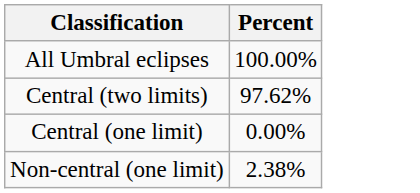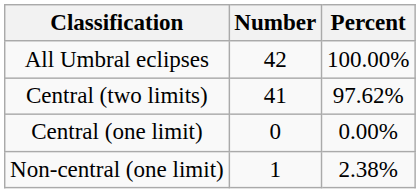+ column: (275, 22)
